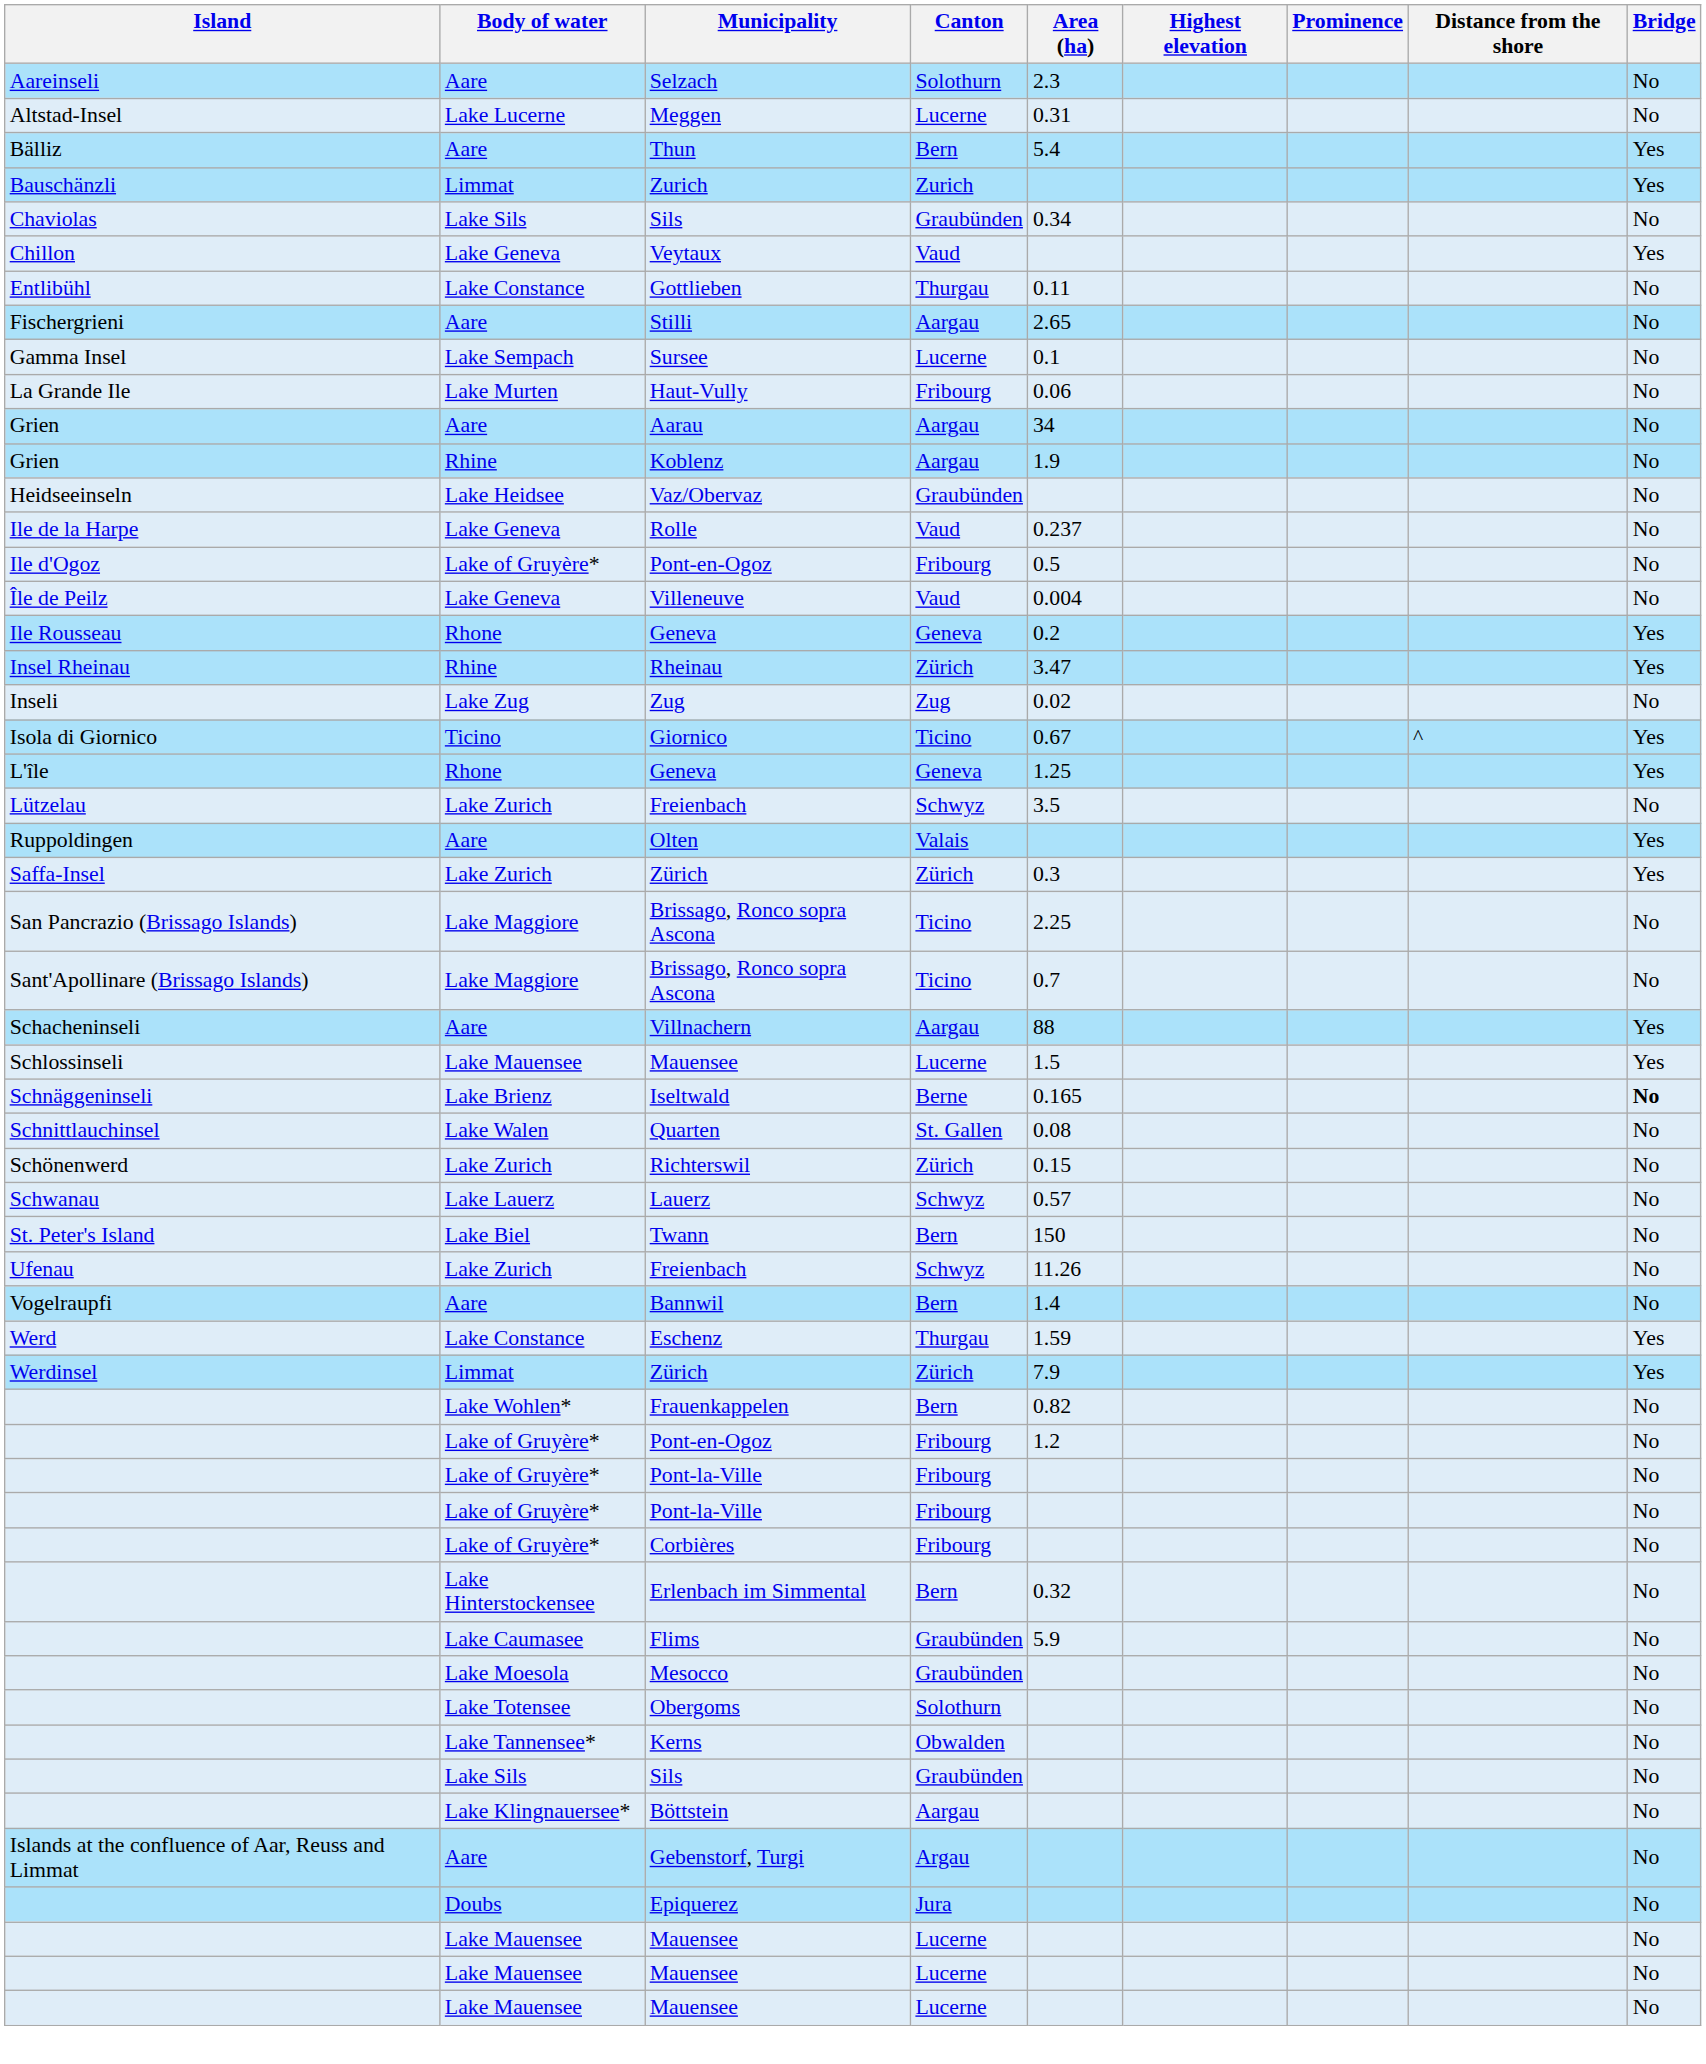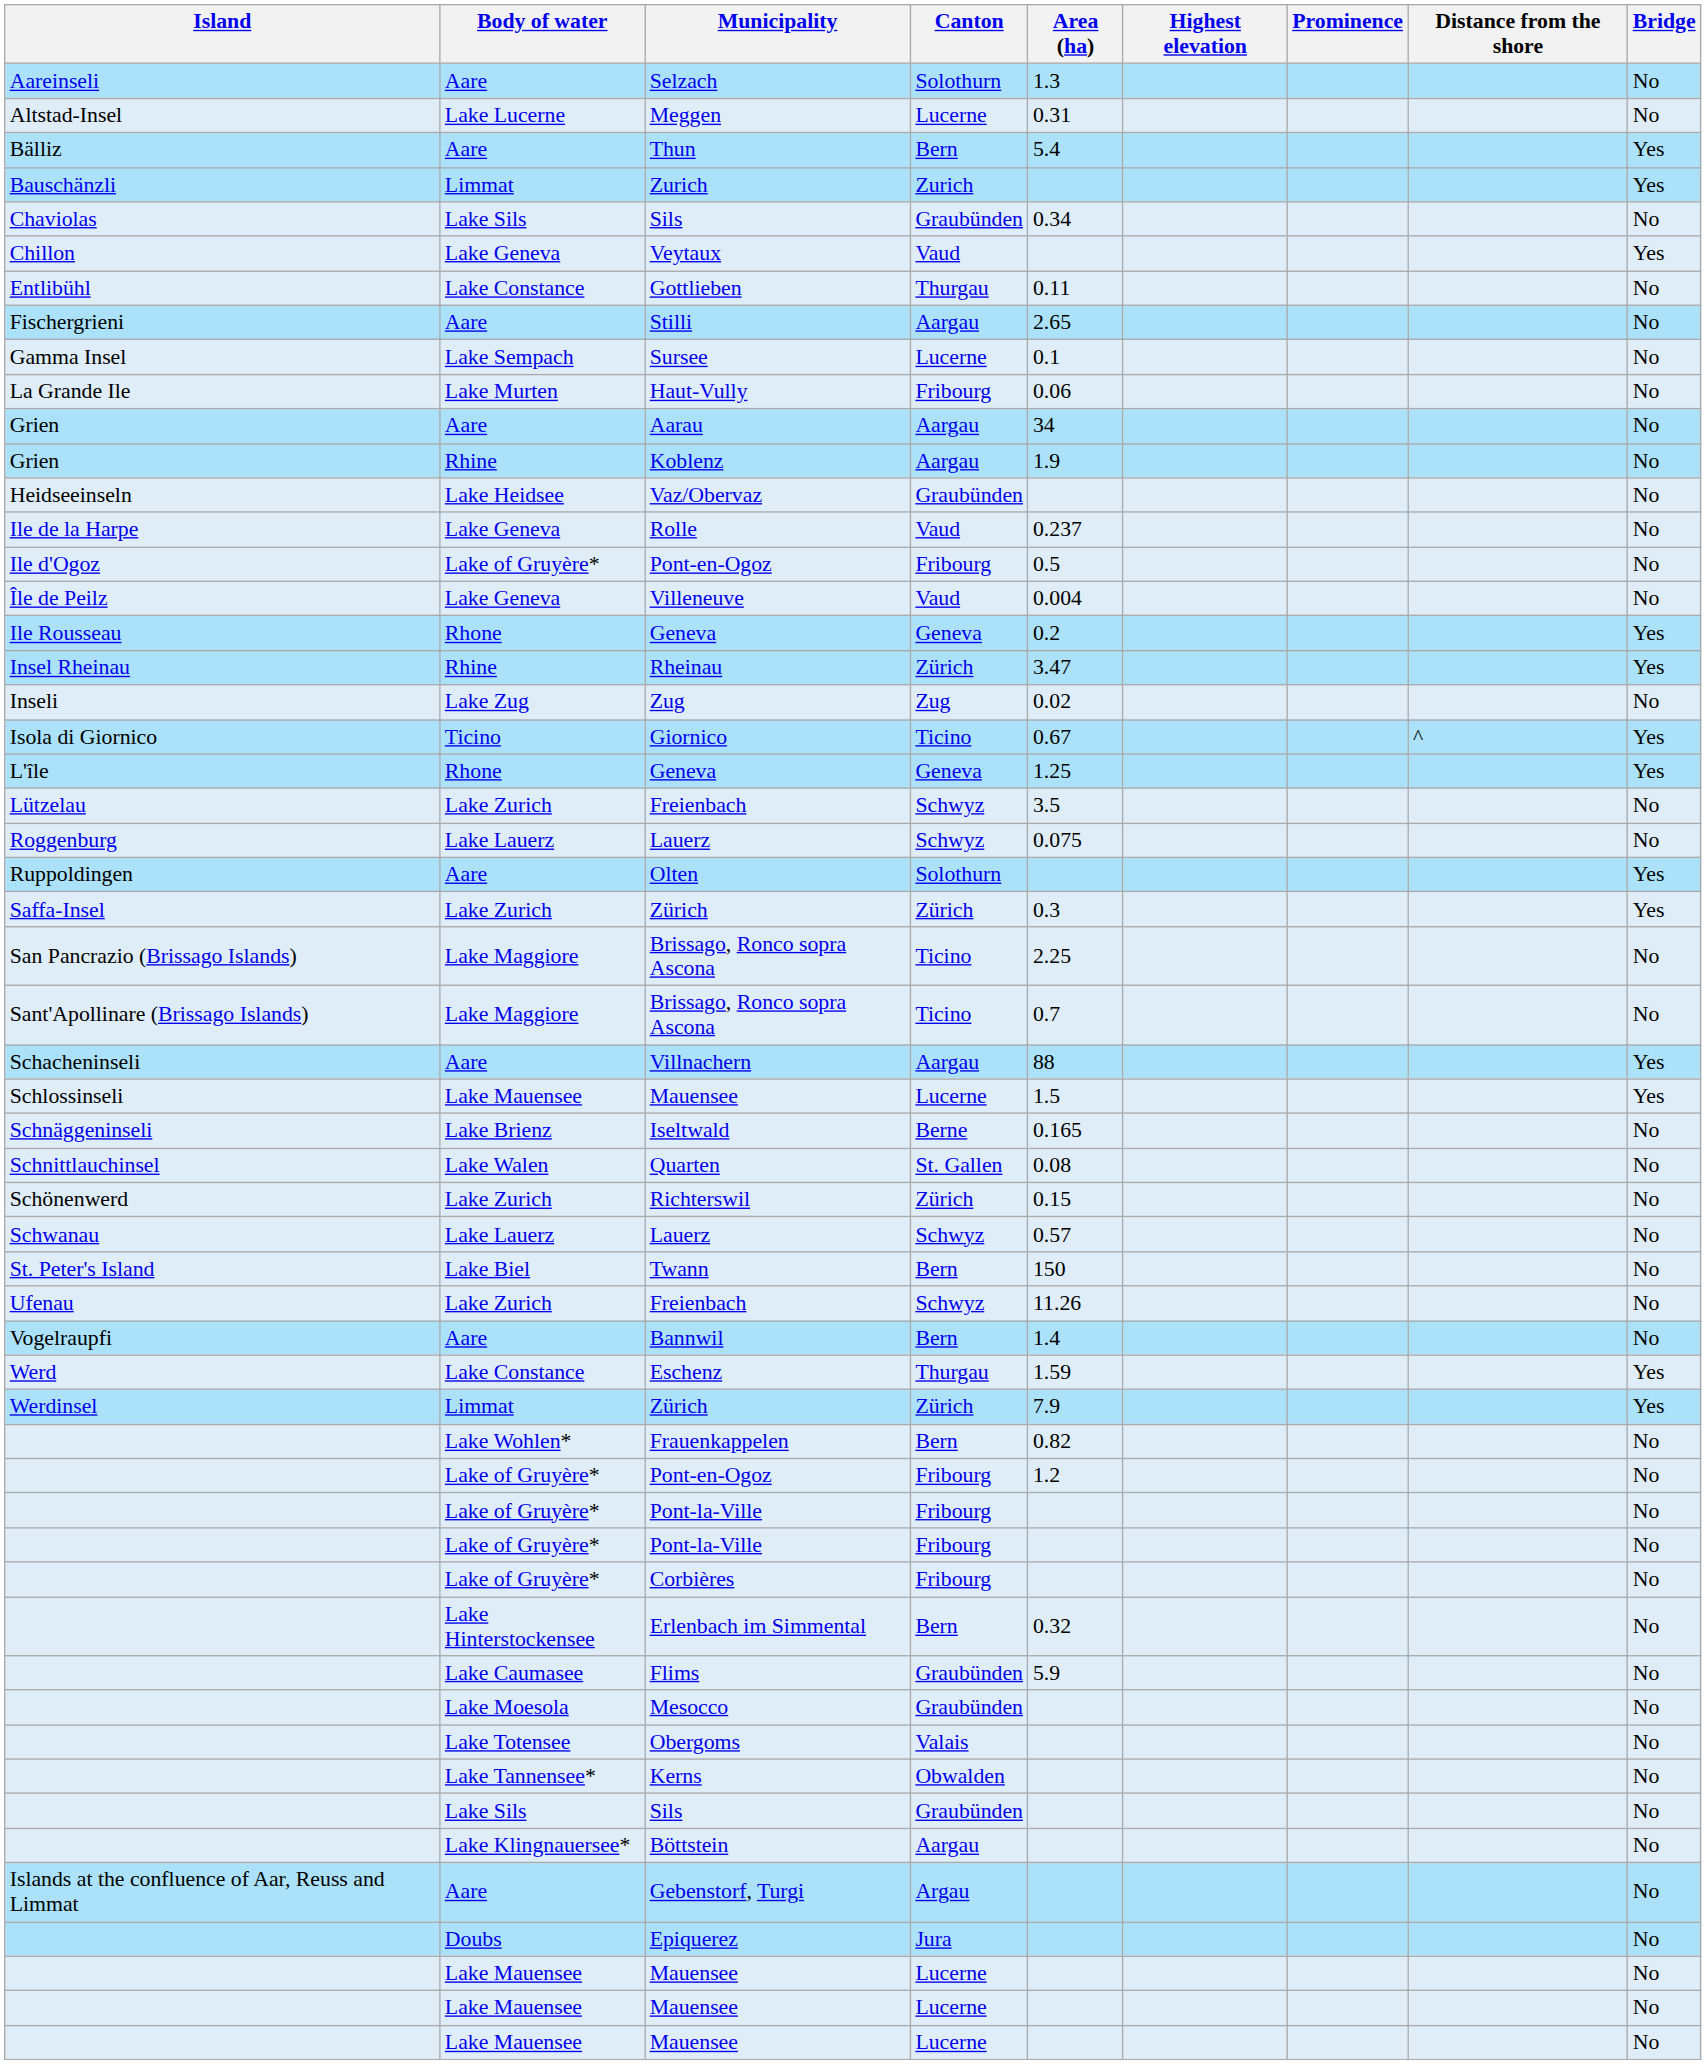(1047, 80) 2.3 -> (1047, 80) 1.3
+ row: (63, 839)
(942, 839) Valais -> (958, 874) Solothurn
(1646, 1095) bold -> (1646, 1130) normal
(958, 1707) Solothurn -> (942, 1741) Valais
